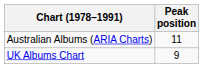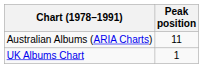(177, 55) 9 -> (177, 55) 1
